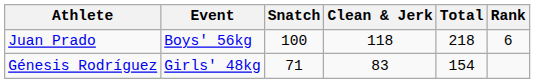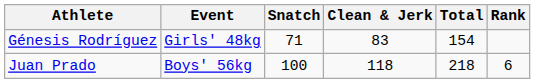rows swapped: (52, 41) <-> (83, 66)
